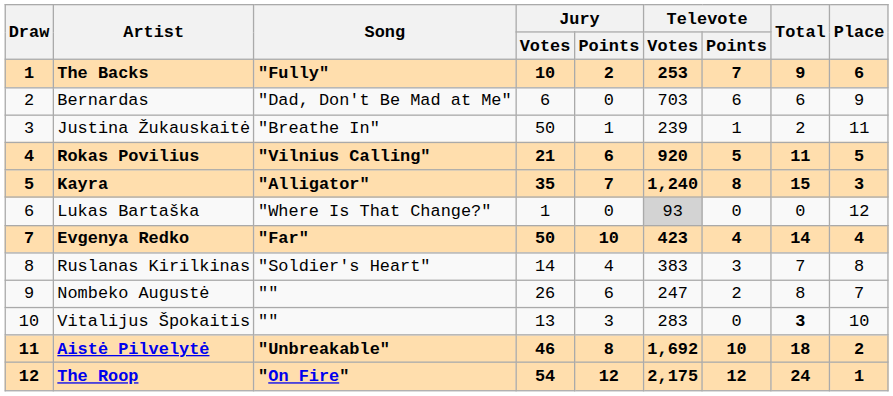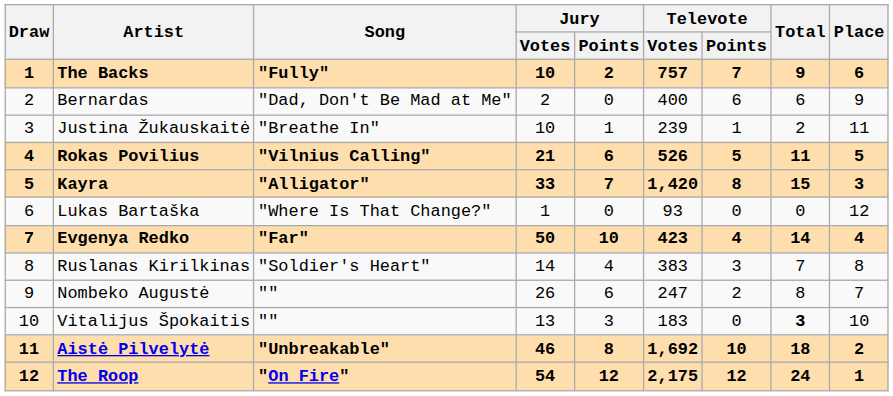(673, 74) 253 -> (673, 74) 757
(545, 101) 6 -> (545, 101) 2
(673, 101) 703 -> (673, 101) 400
(545, 129) 50 -> (545, 129) 10
(673, 156) 920 -> (673, 156) 526
(545, 184) 35 -> (545, 184) 33
(673, 184) 1,240 -> (673, 184) 1,420
(673, 211) lightgrey background -> (673, 211) no background
(673, 321) 283 -> (673, 321) 183
